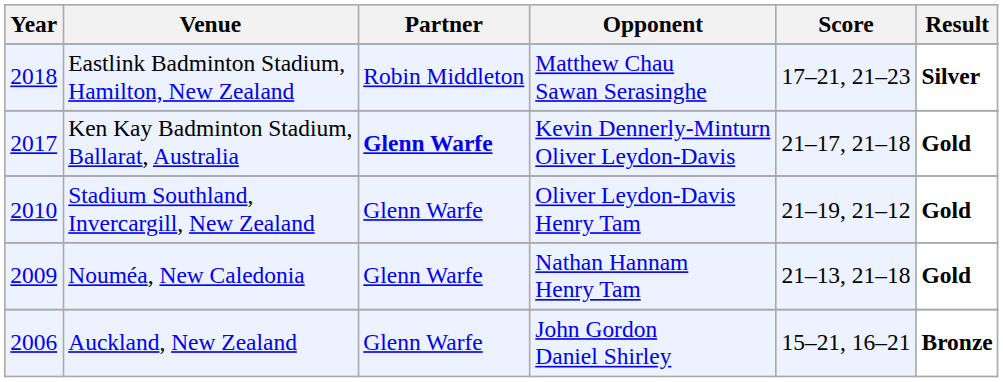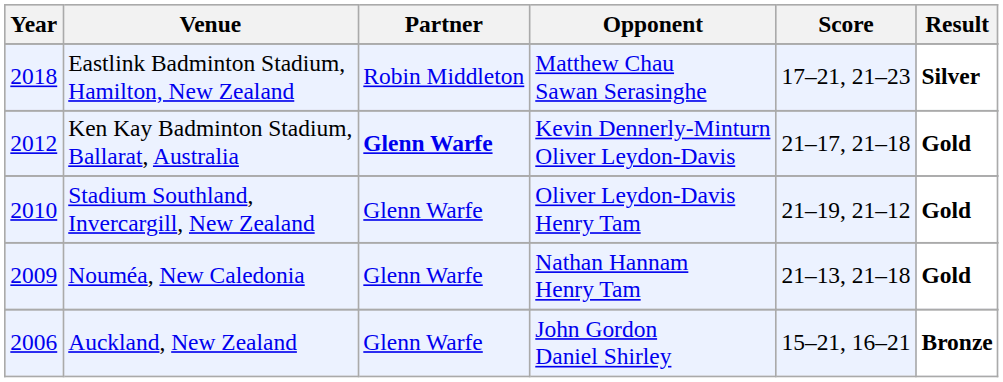(34, 143) 2017 -> (34, 143) 2012
